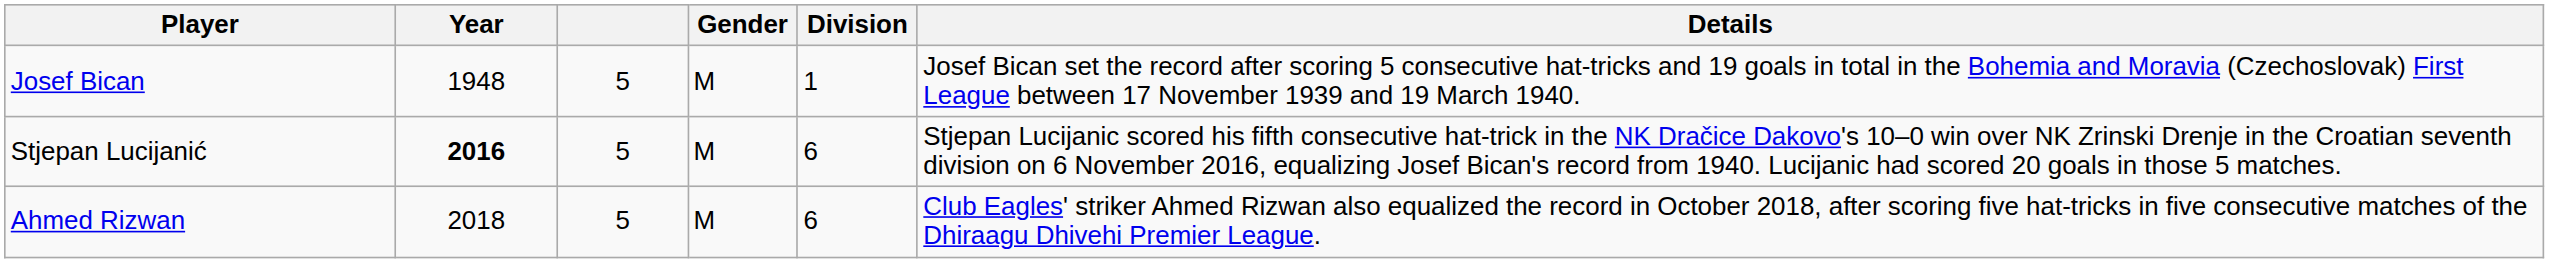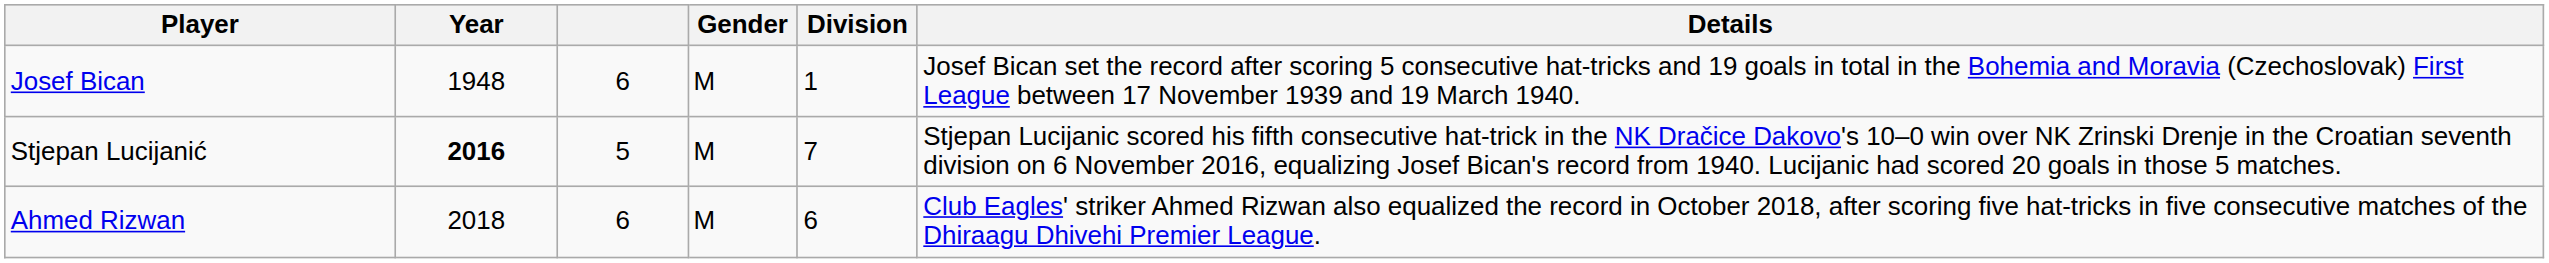(623, 80) 5 -> (623, 80) 6
(811, 151) 6 -> (811, 151) 7
(623, 221) 5 -> (623, 221) 6
